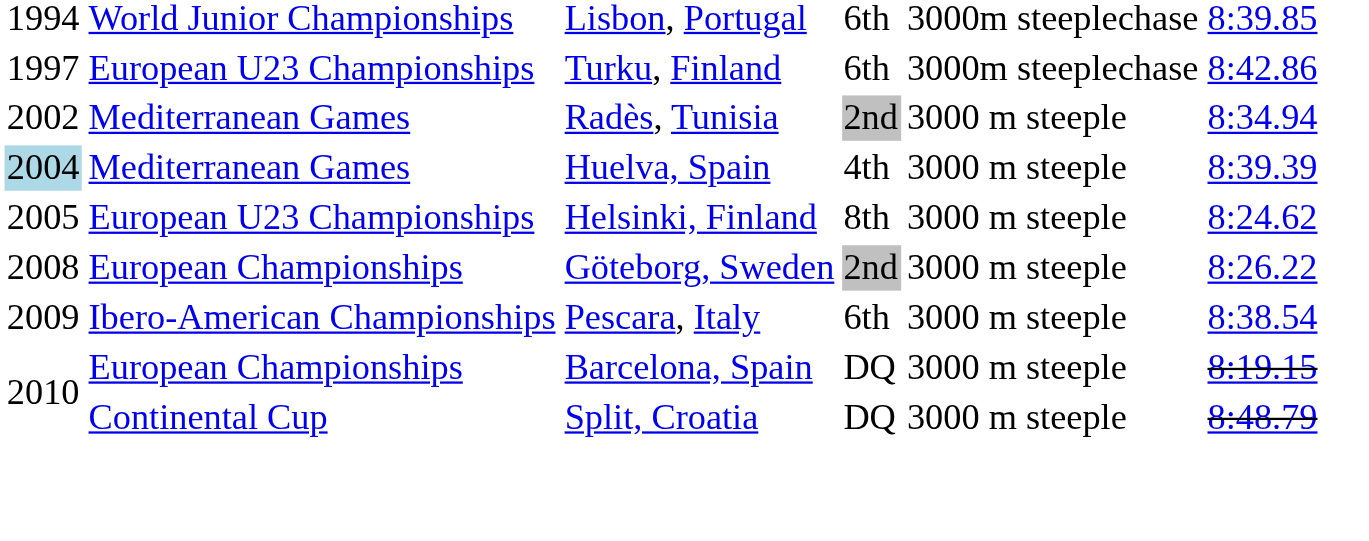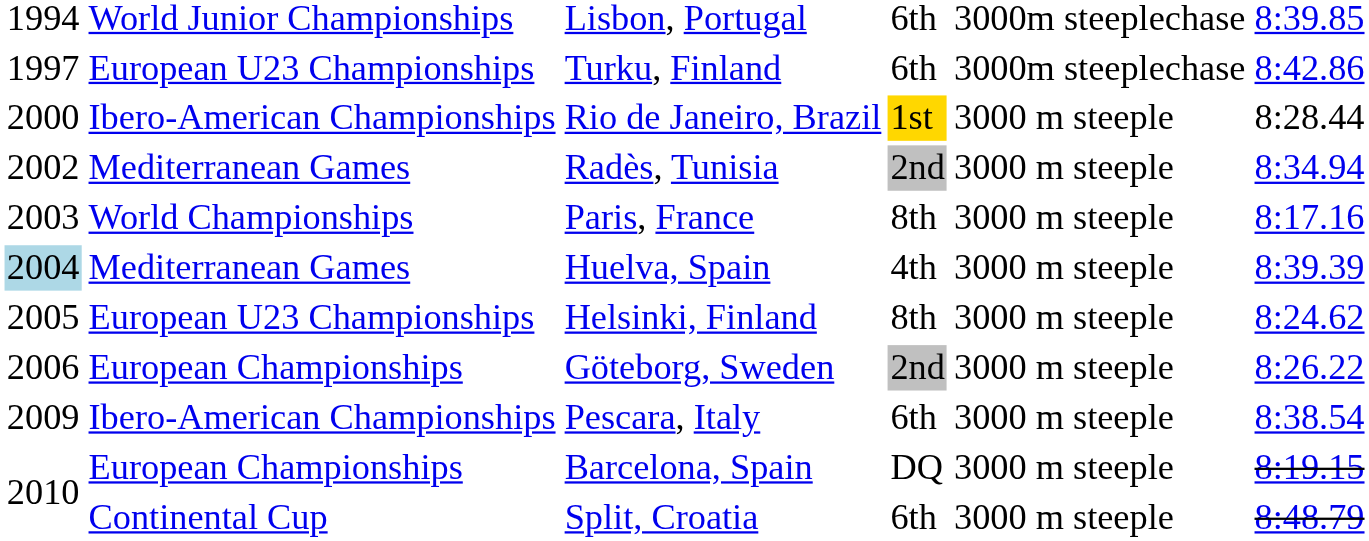+ row: (723, 117)
+ row: (659, 217)
(43, 267) 2008 -> (43, 367) 2006
(870, 417) DQ -> (914, 517) 6th
